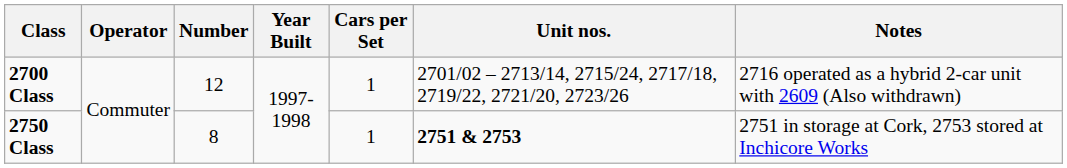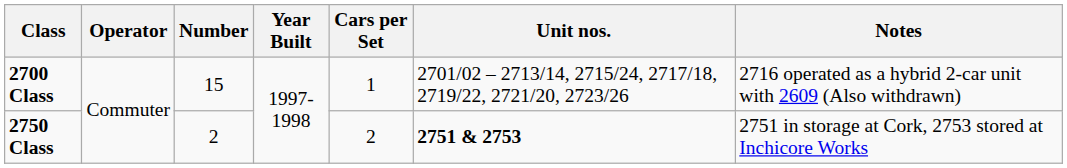(214, 83) 12 -> (214, 83) 15
(214, 136) 8 -> (214, 136) 2
(371, 136) 1 -> (371, 136) 2
